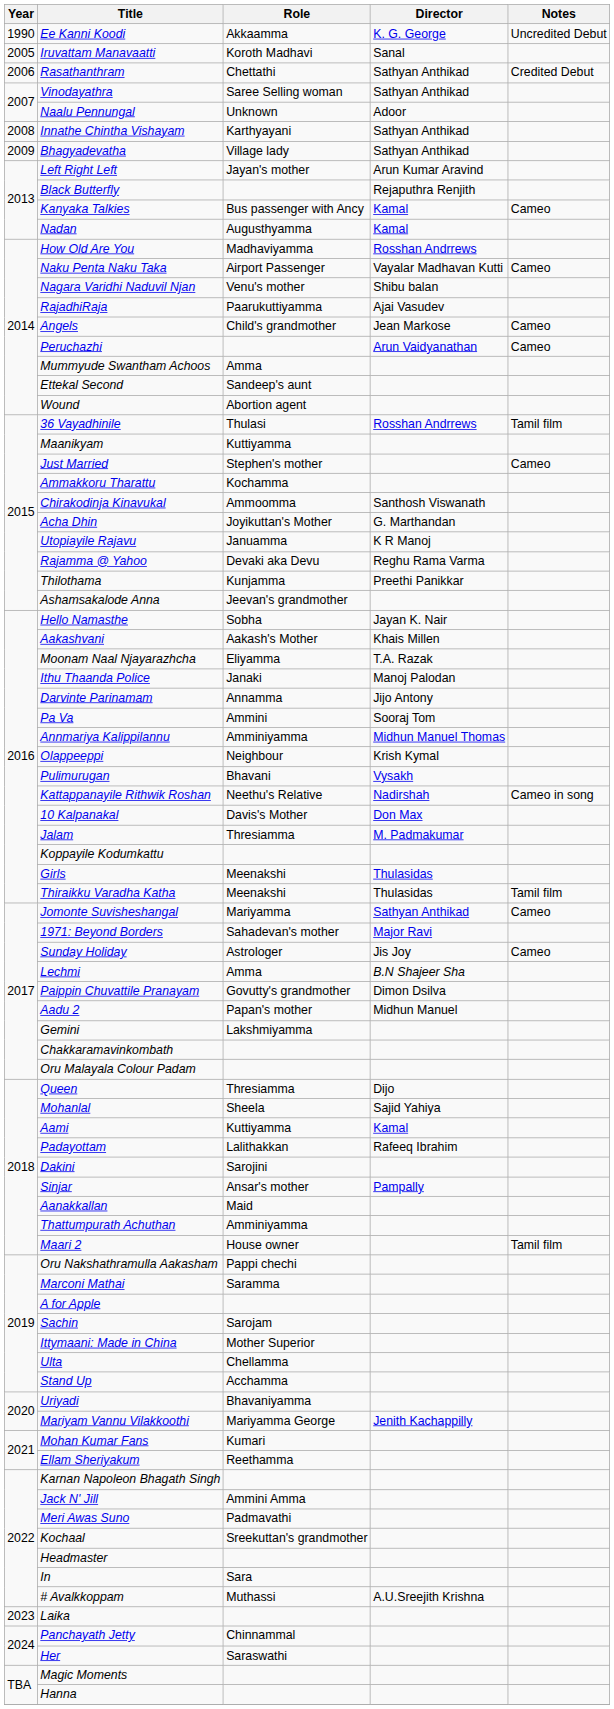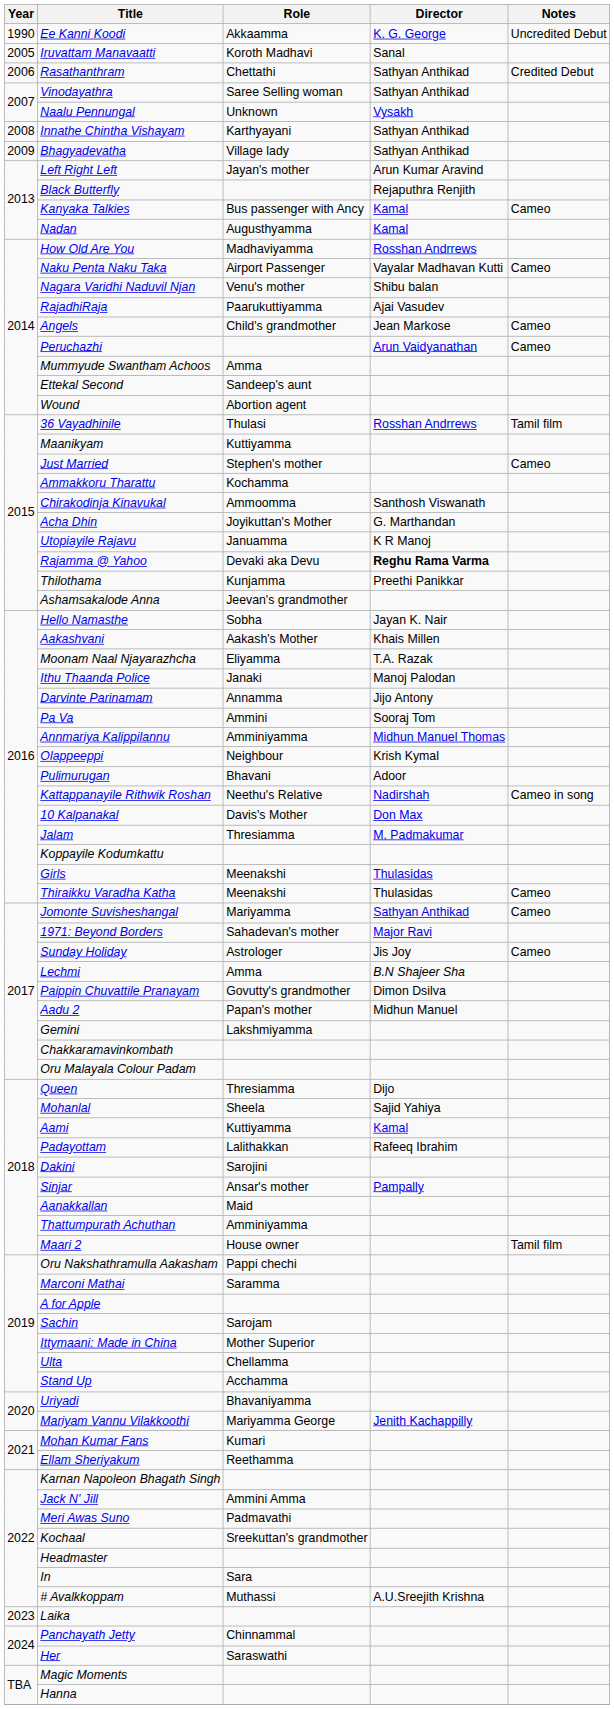(390, 111) Adoor -> (393, 111) Vysakh
(429, 561) normal -> (431, 561) bold
(393, 776) Vysakh -> (390, 776) Adoor
(536, 893) Tamil film -> (531, 893) Cameo
